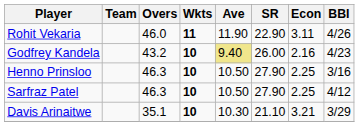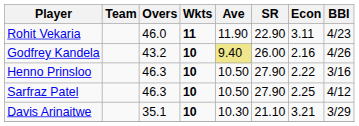(339, 33) 4/26 -> (339, 33) 4/23
(339, 53) 4/23 -> (339, 53) 4/26
(303, 72) 2.25 -> (303, 72) 2.22
